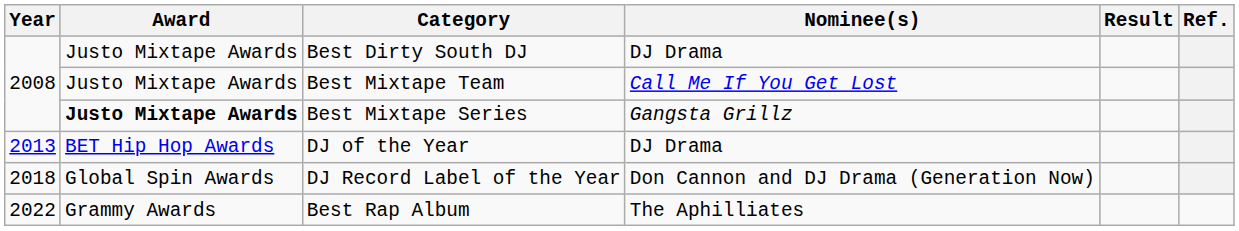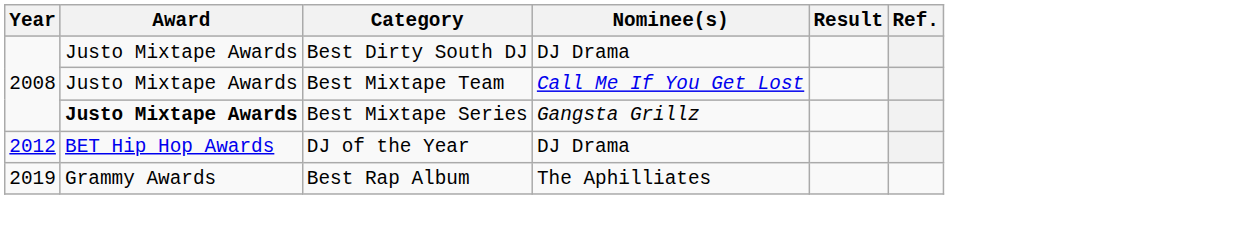(33, 147) 2013 -> (33, 147) 2012
- row: (464, 178)
(33, 210) 2022 -> (33, 178) 2019
